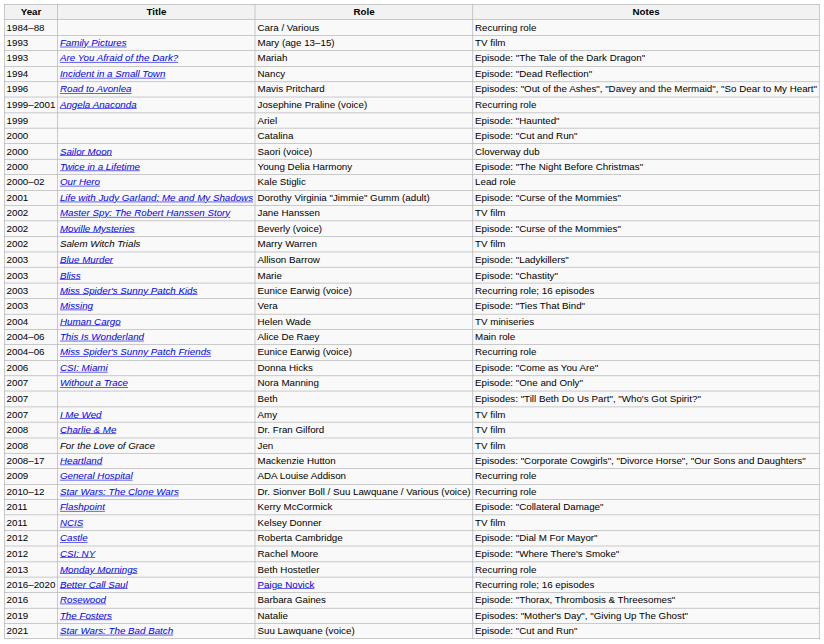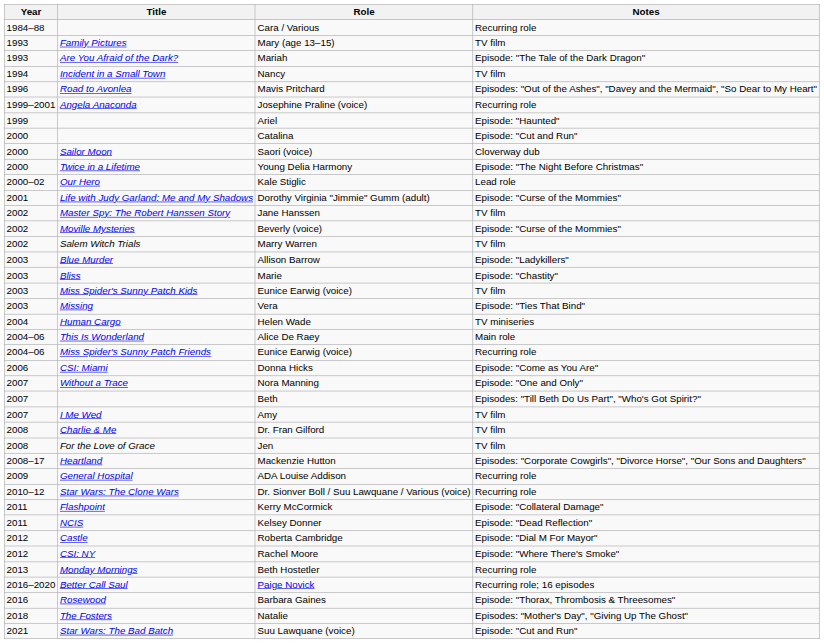(534, 74) Episode: "Dead Reflection" -> (490, 74) TV film
(535, 290) Recurring role; 16 episodes -> (490, 290) TV film
(490, 523) TV film -> (534, 523) Episode: "Dead Reflection"
(17, 615) 2019 -> (17, 615) 2018
